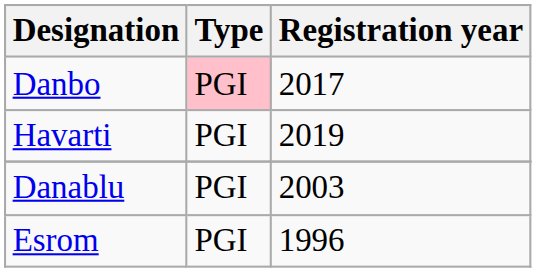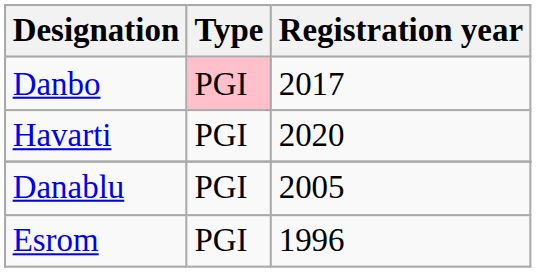(312, 135) 2019 -> (312, 135) 2020
(312, 187) 2003 -> (312, 187) 2005
